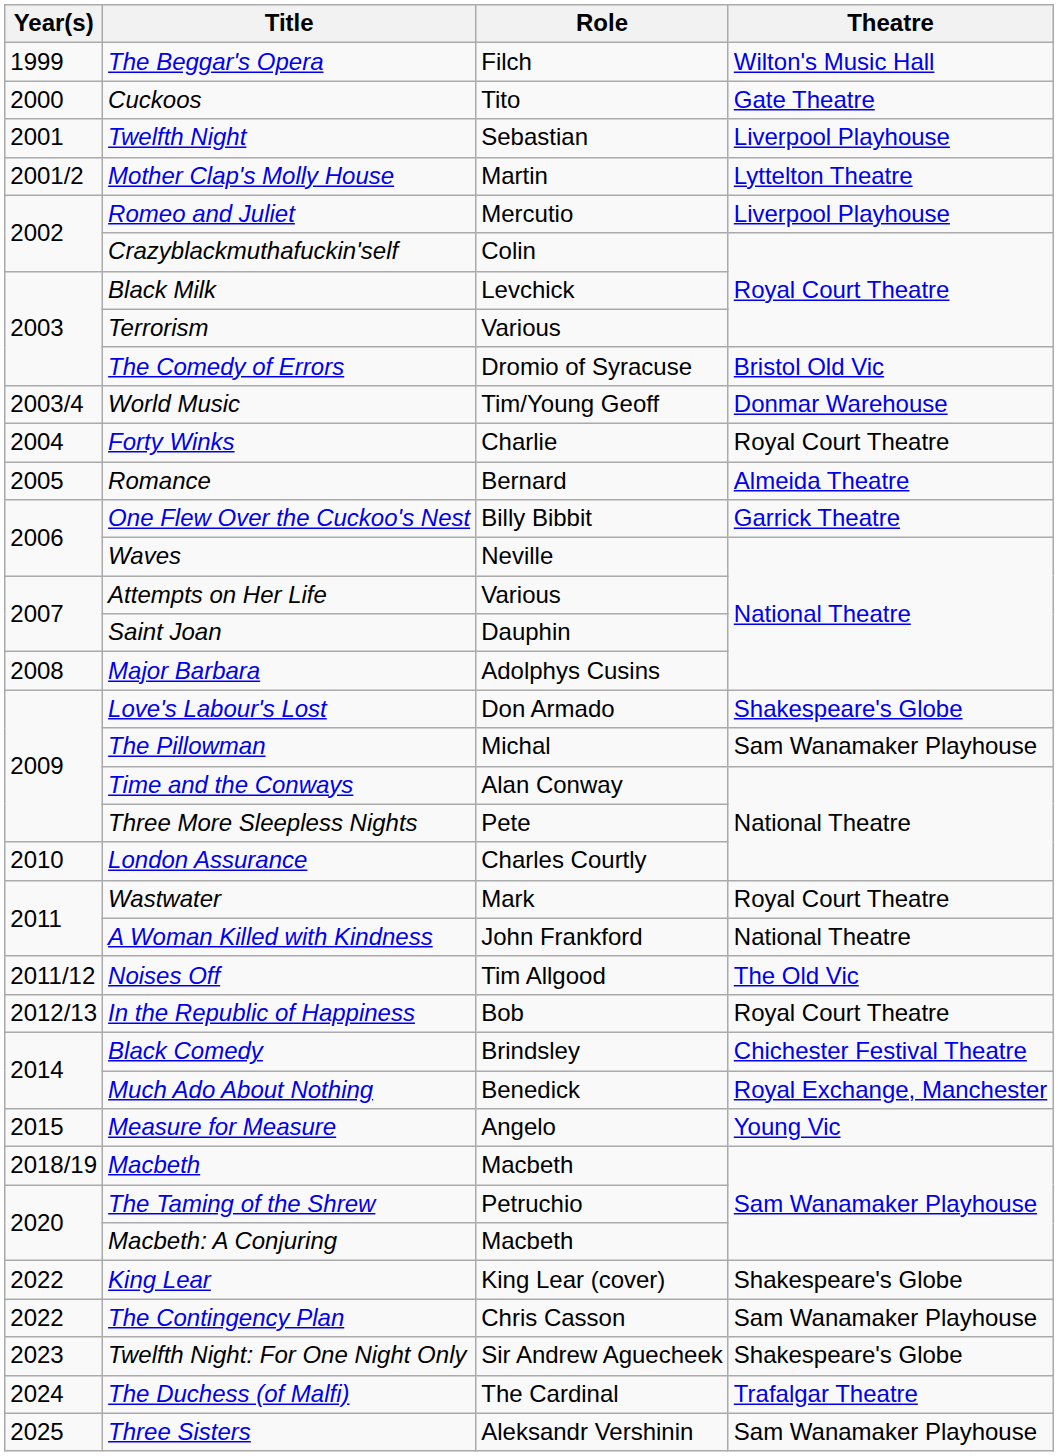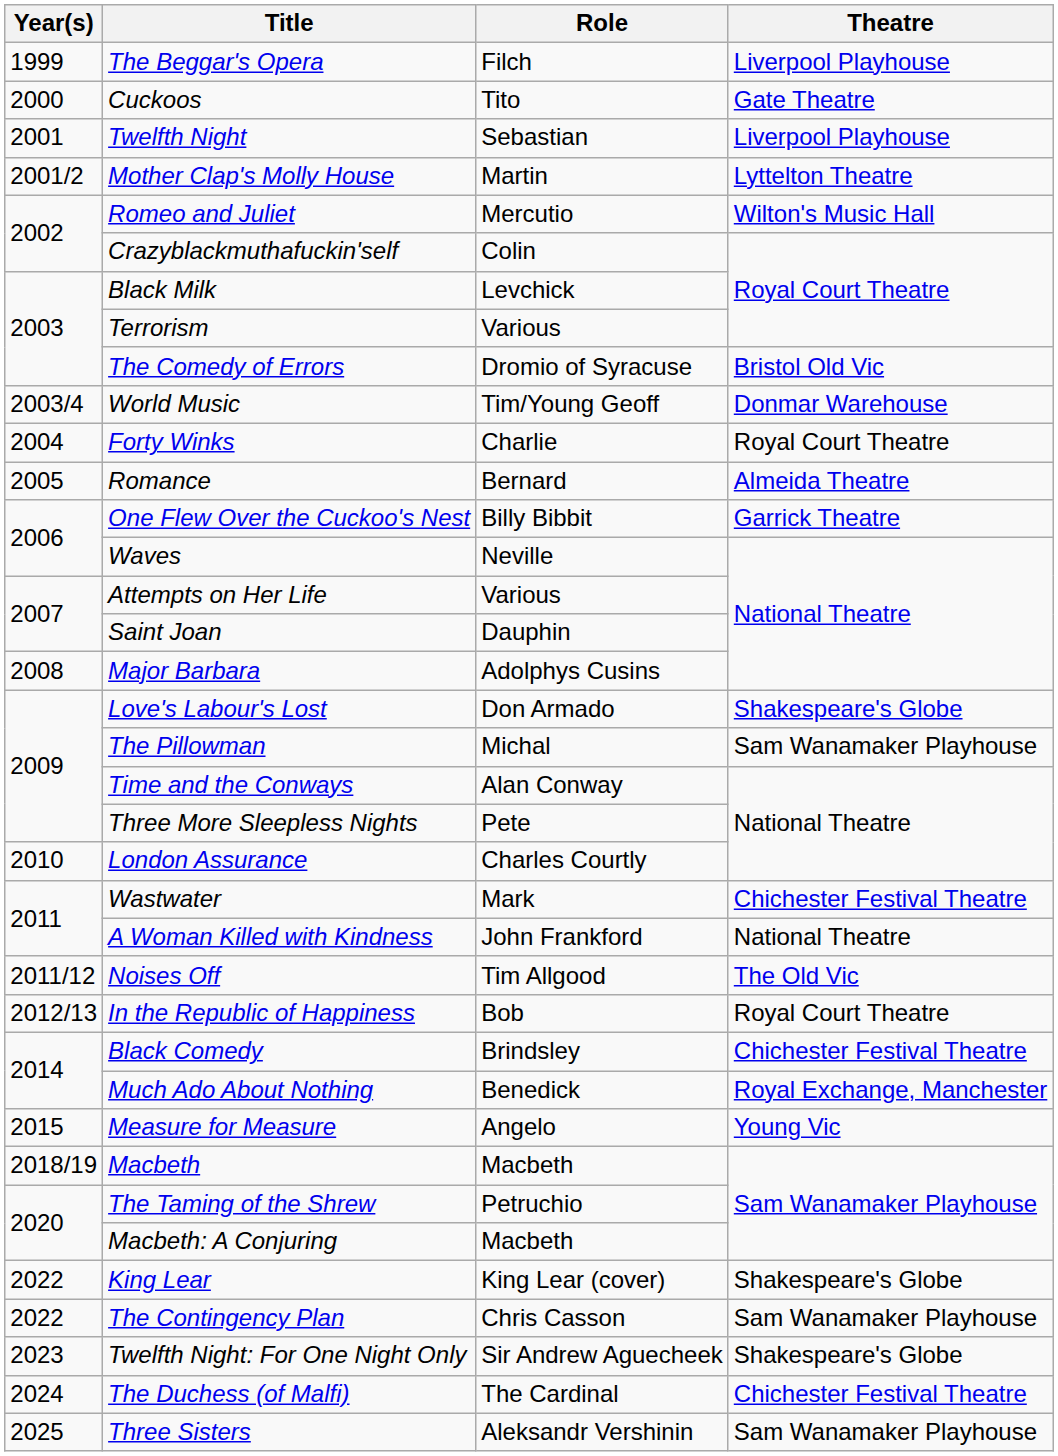(834, 61) Wilton's Music Hall -> (842, 61) Liverpool Playhouse
(842, 213) Liverpool Playhouse -> (834, 213) Wilton's Music Hall
(842, 898) Royal Court Theatre -> (880, 898) Chichester Festival Theatre
(826, 1393) Trafalgar Theatre -> (880, 1393) Chichester Festival Theatre
